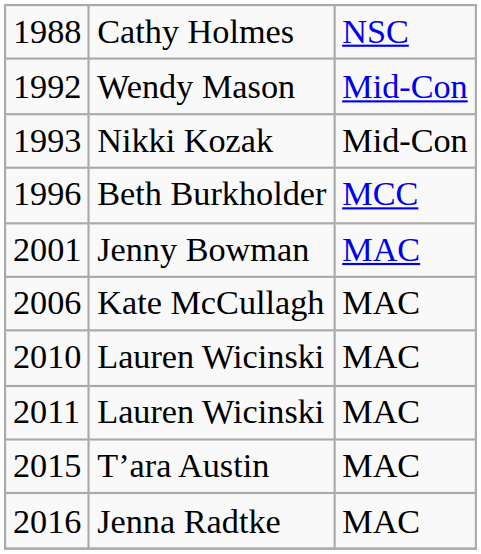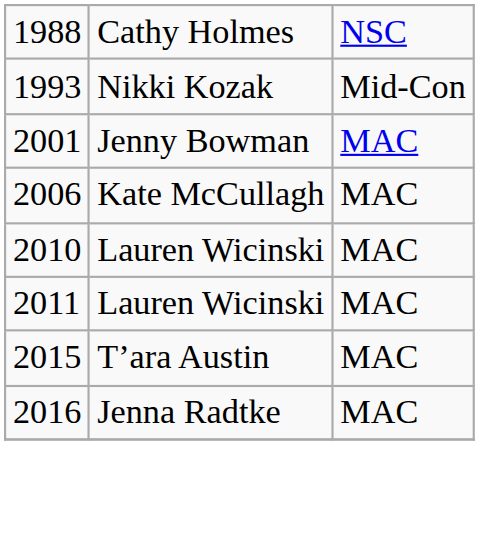- row: (47, 85)
- row: (47, 194)
